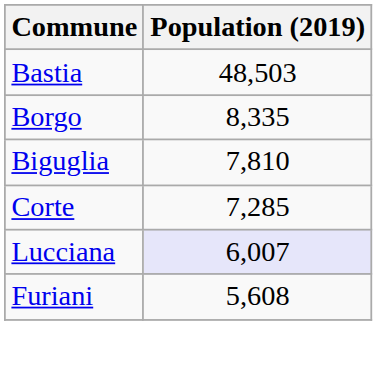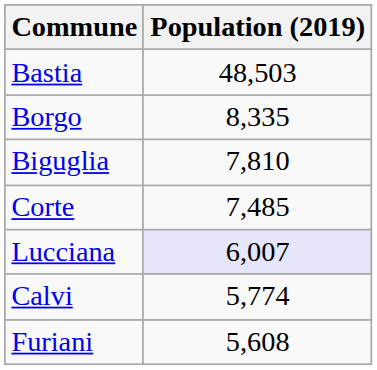(258, 206) 7,285 -> (258, 206) 7,485
+ row: (42, 296)
